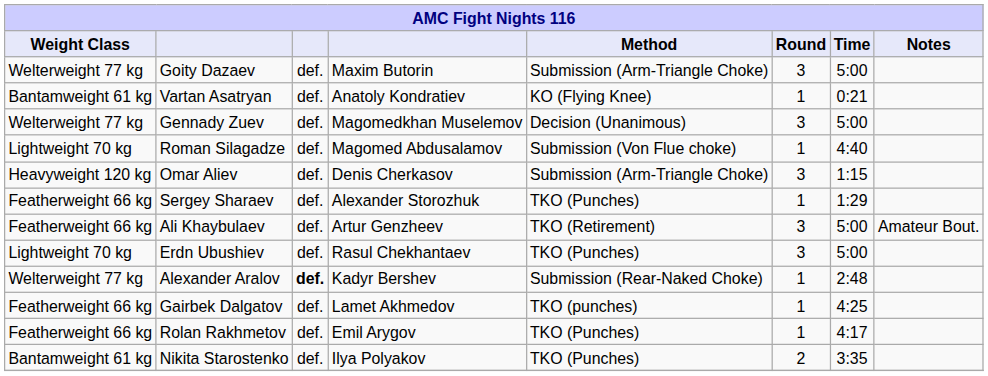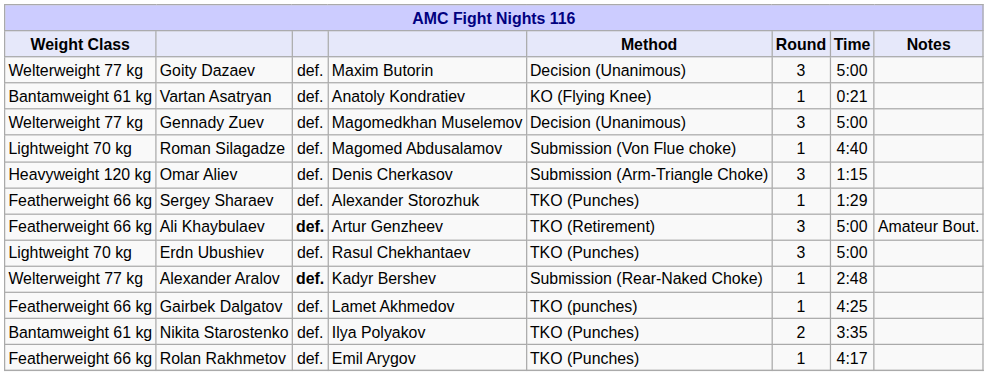(649, 70) Submission (Arm-Triangle Choke) -> (608, 70) Decision (Unanimous)
(310, 227) normal -> (310, 227) bold
rows swapped: (223, 331) <-> (224, 358)
